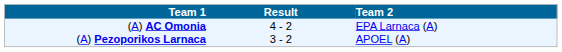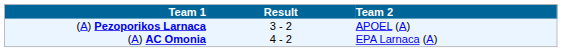rows swapped: (167, 26) <-> (141, 39)
